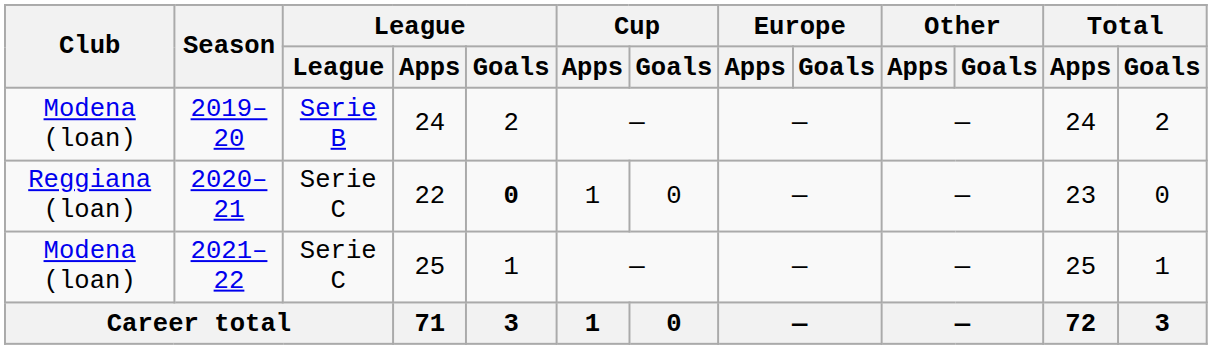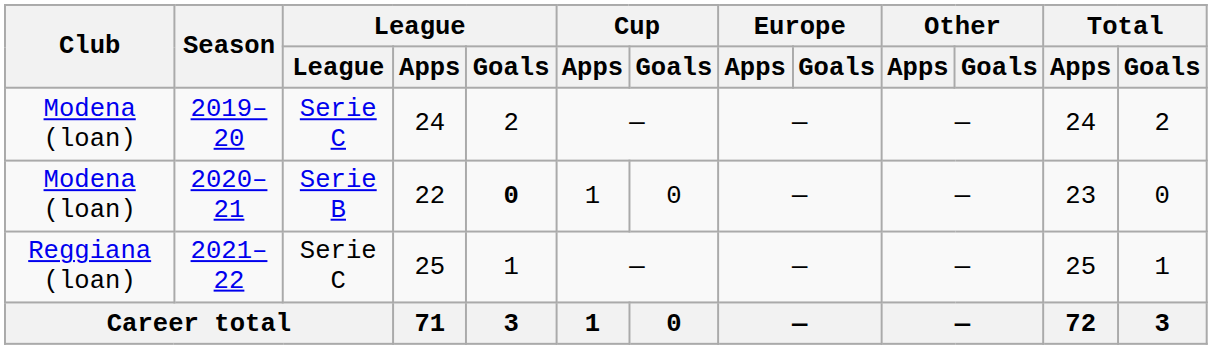(338, 124) Serie B -> (338, 124) Serie C
(90, 195) Reggiana (loan) -> (90, 195) Modena (loan)
(338, 195) Serie C -> (338, 195) Serie B
(90, 267) Modena (loan) -> (90, 267) Reggiana (loan)
